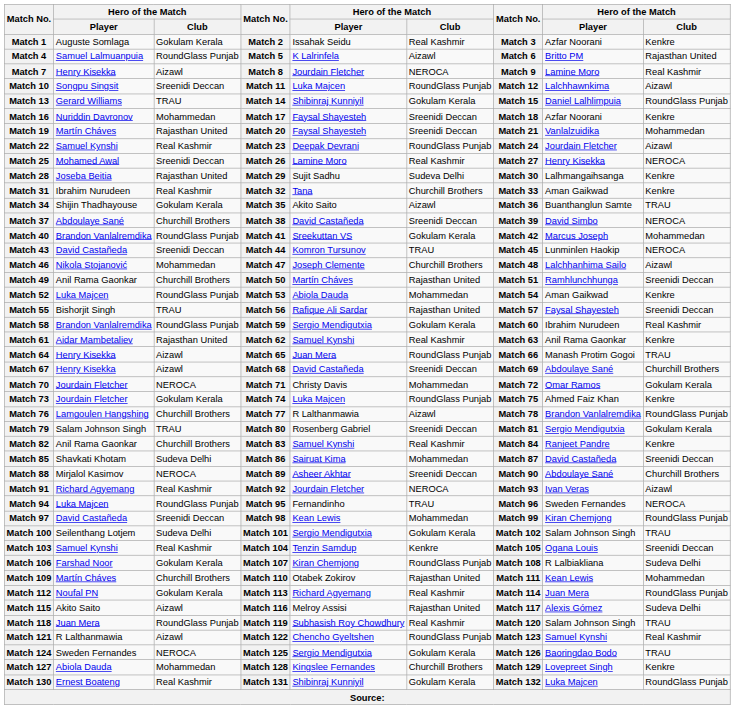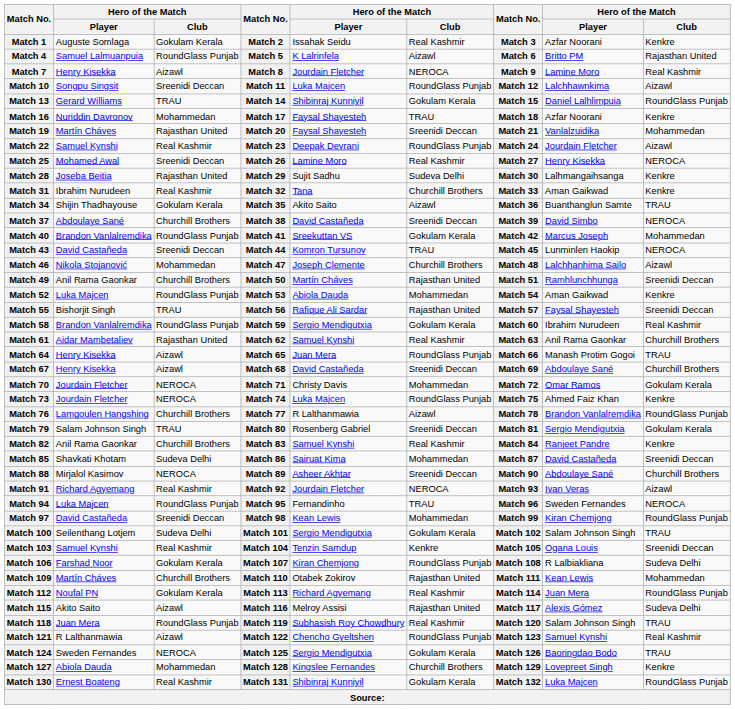(443, 116) Sreenidi Deccan -> (421, 116) TRAU
(660, 340) Kenkre -> (682, 340) Churchill Brothers
(189, 399) Gokulam Kerala -> (176, 399) NEROCA
